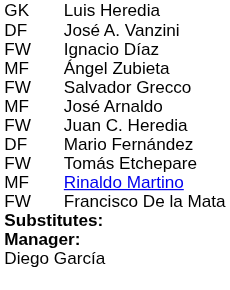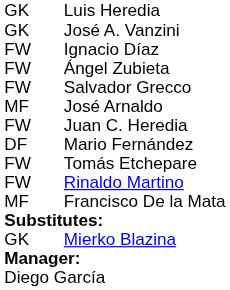(16, 30) DF -> (17, 30) GK
(17, 68) MF -> (18, 68) FW
(17, 182) MF -> (18, 182) FW
(18, 201) FW -> (17, 201) MF
+ row: (120, 239)
